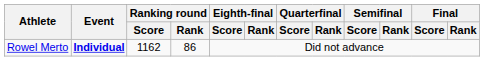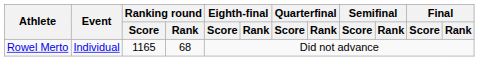(99, 48) bold -> (97, 48) normal
(149, 48) 1162 -> (144, 48) 1165
(190, 48) 86 -> (185, 48) 68
